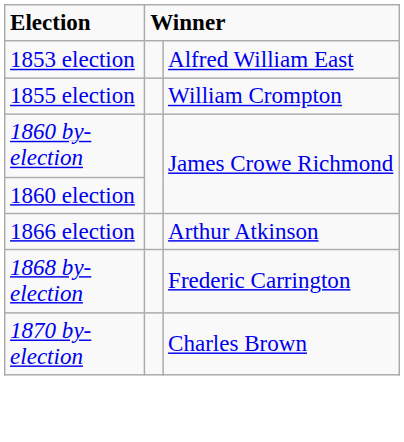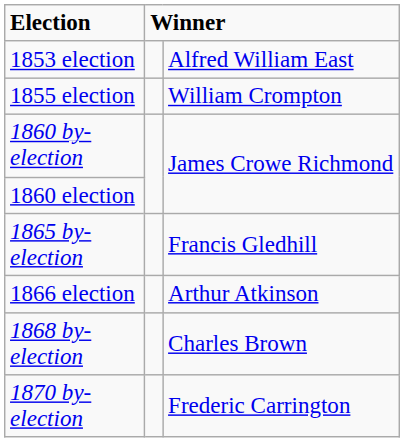+ row: (51, 244)
(259, 280) Frederic Carrington -> (238, 343) Charles Brown
(238, 343) Charles Brown -> (259, 405) Frederic Carrington
